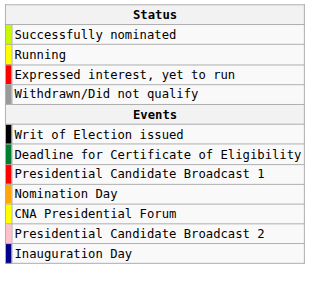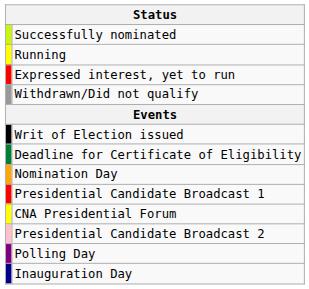rows swapped: (66, 194) <-> (140, 174)
+ row: (55, 254)
